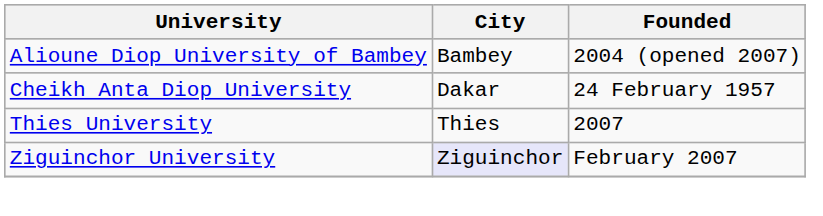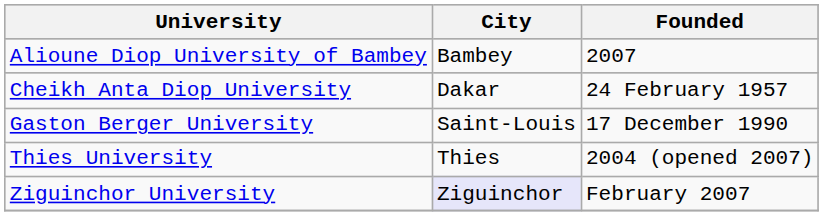(687, 56) 2004 (opened 2007) -> (611, 56) 2007
+ row: (161, 125)
(599, 125) 2007 -> (700, 159) 2004 (opened 2007)
